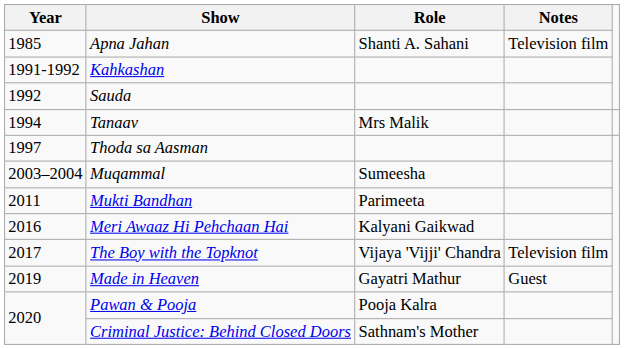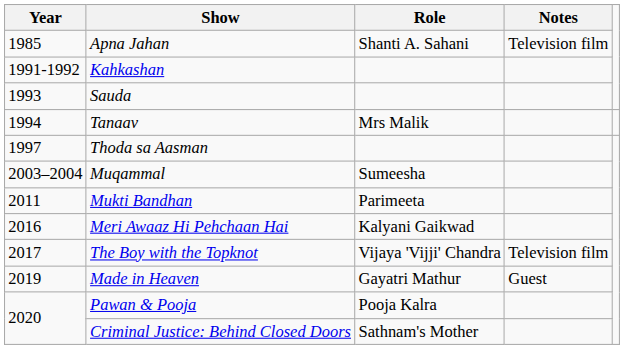(25, 95) 1992 -> (25, 95) 1993
